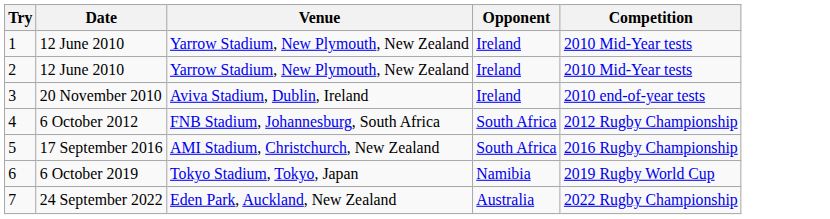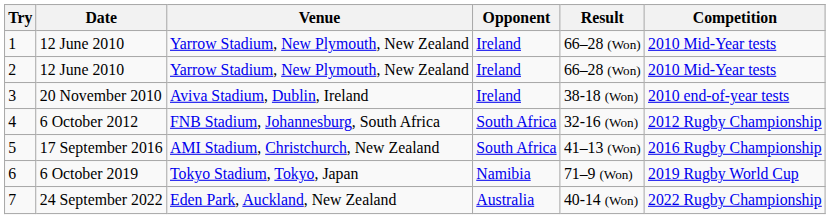+ column: (602, 17)
